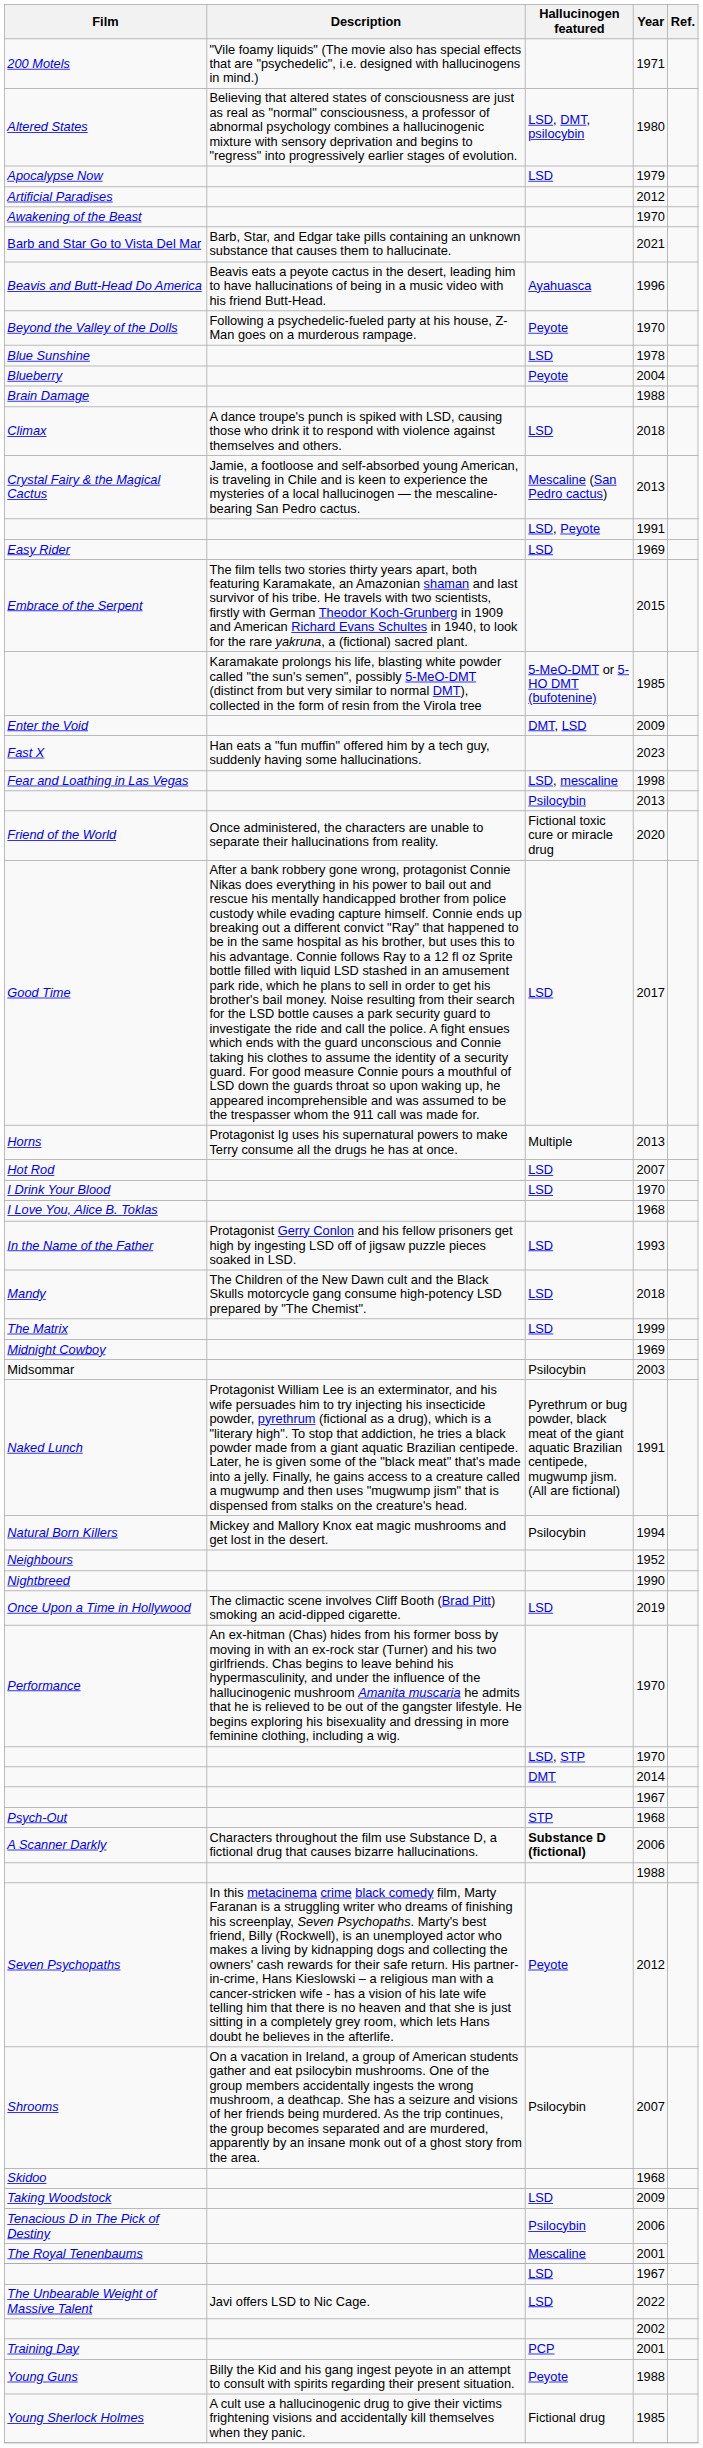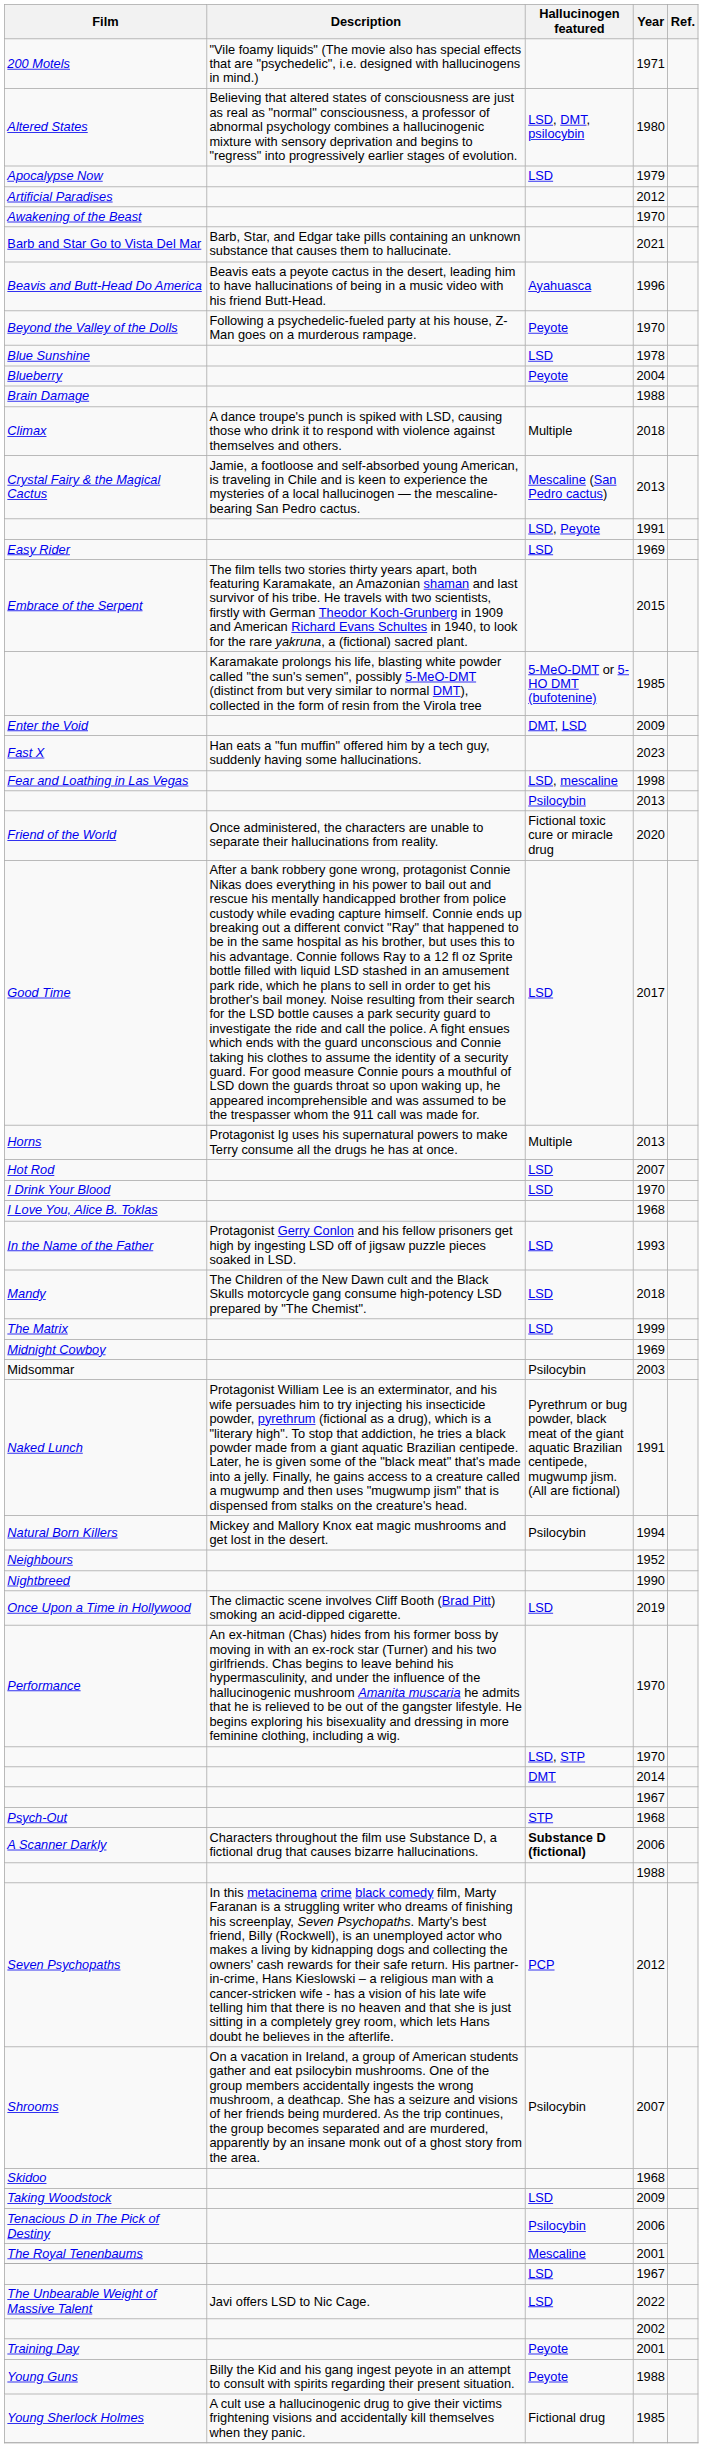(541, 431) LSD -> (550, 431) Multiple
(548, 1964) Peyote -> (541, 1964) PCP
(541, 2349) PCP -> (548, 2349) Peyote
